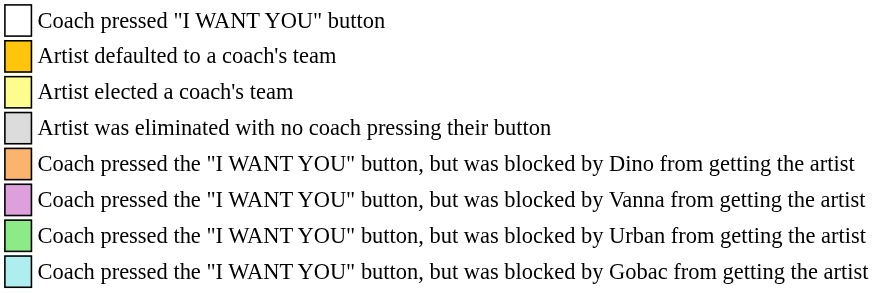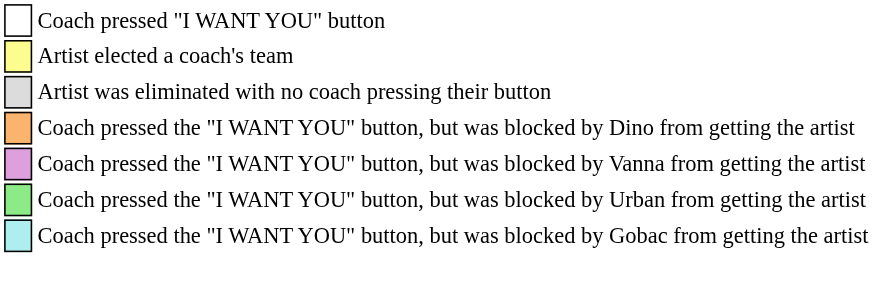- row: (187, 56)
